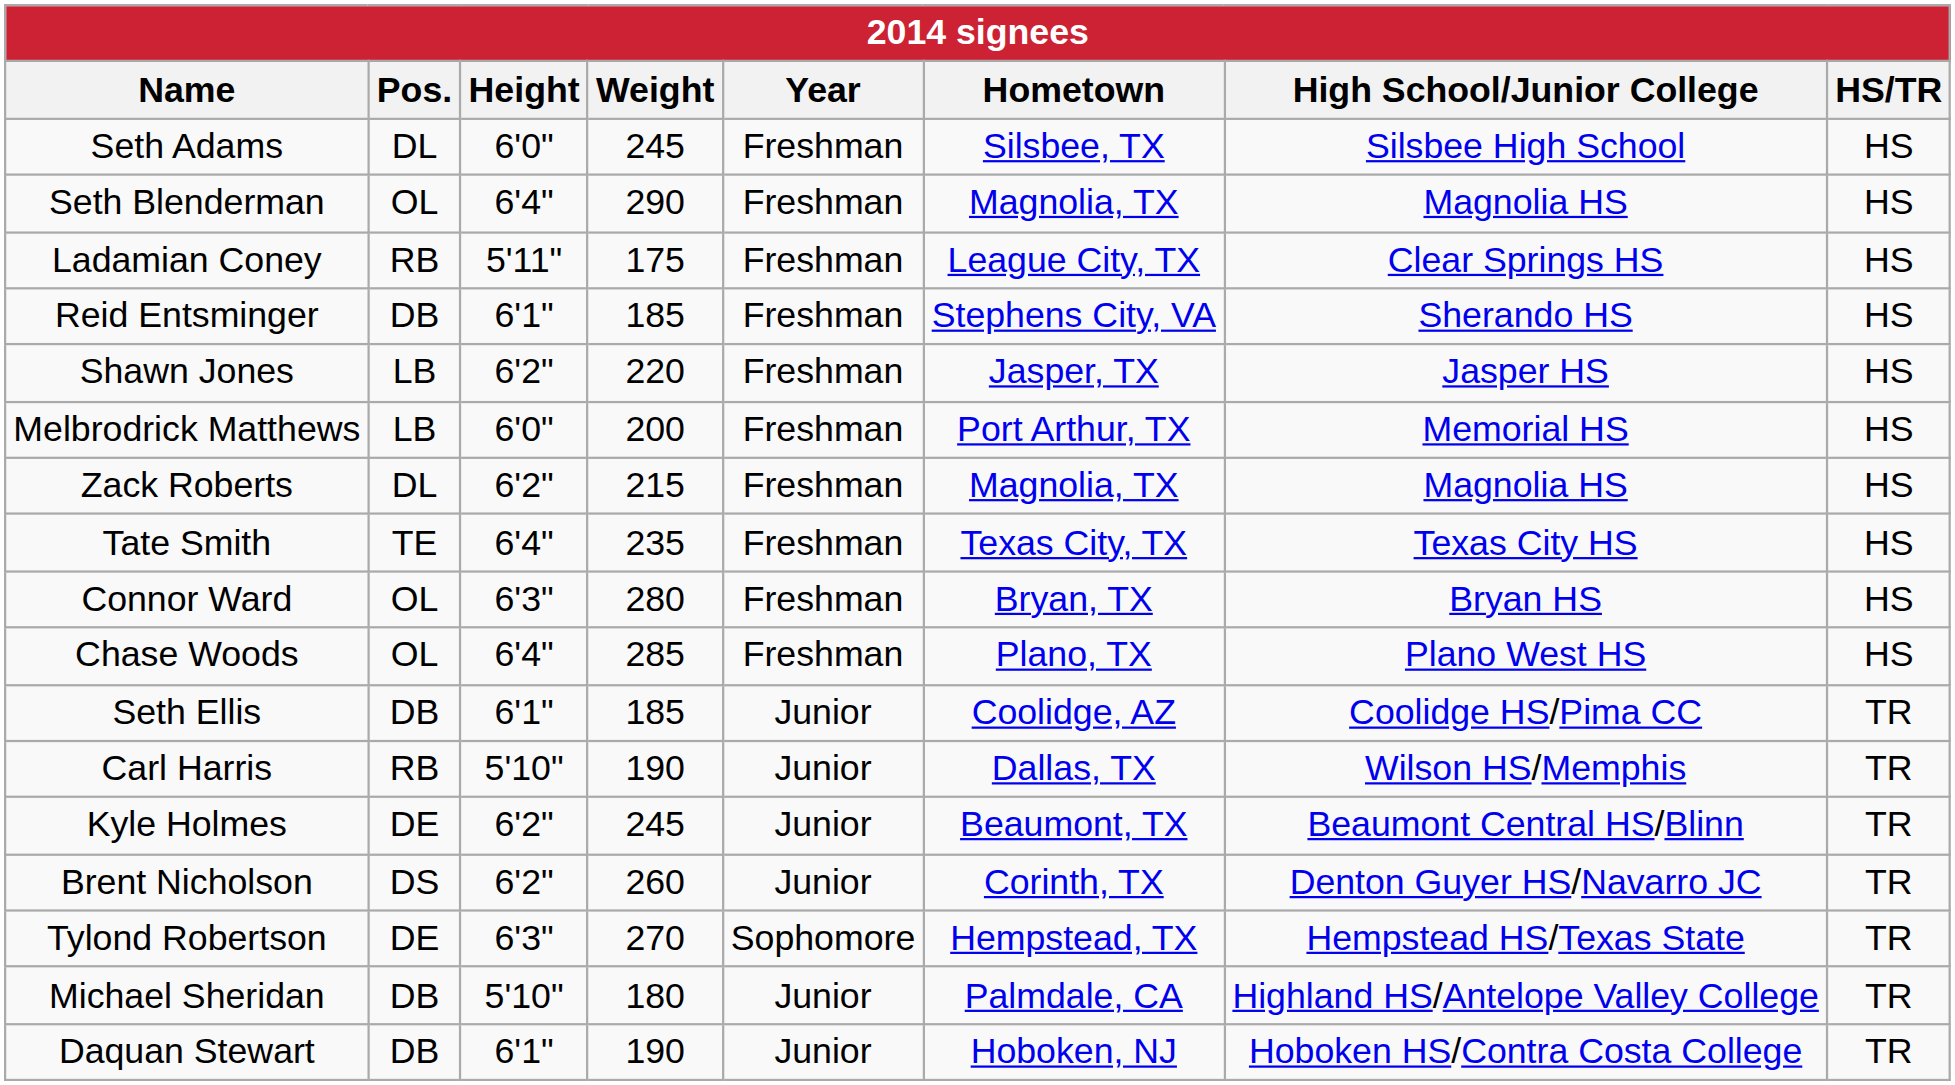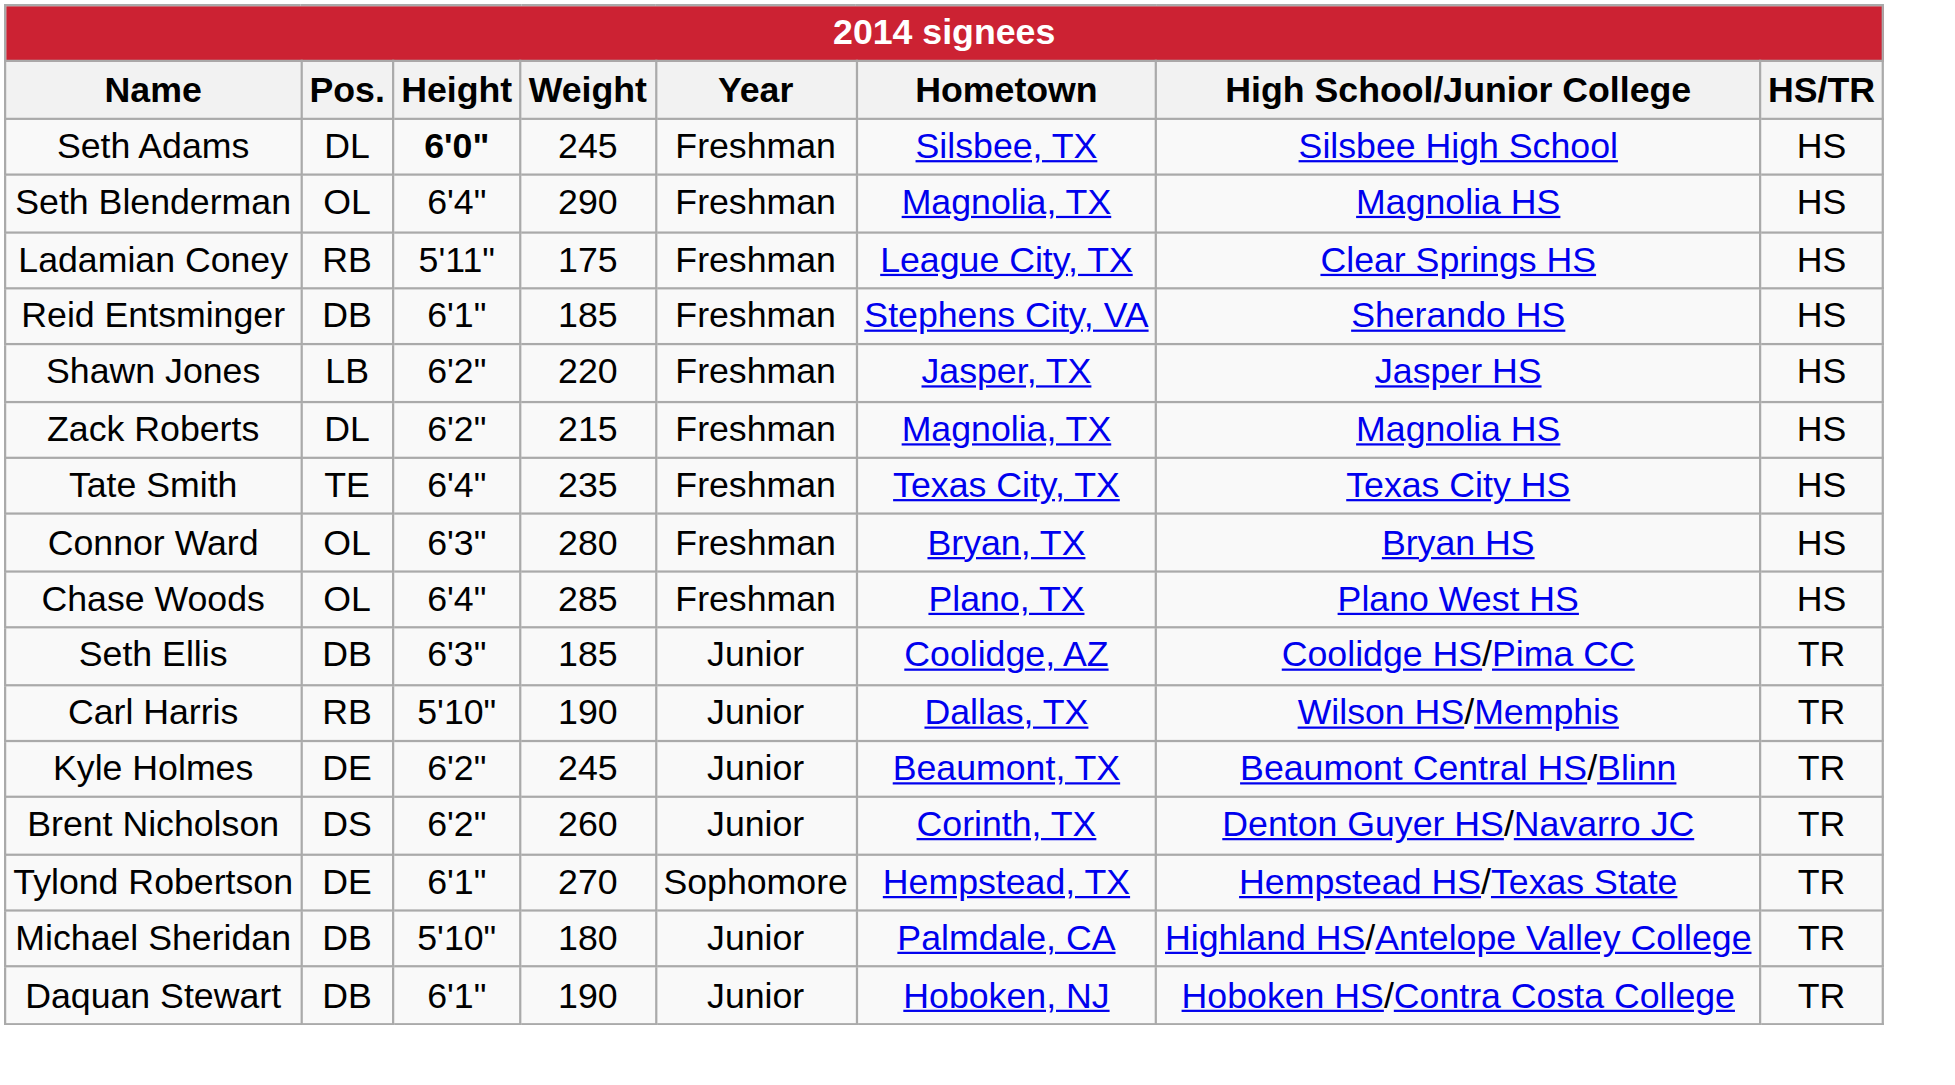(524, 145) normal -> (457, 145) bold
- row: (187, 428)
(524, 711) 6'1" -> (457, 655) 6'3"
(524, 938) 6'3" -> (457, 881) 6'1"
